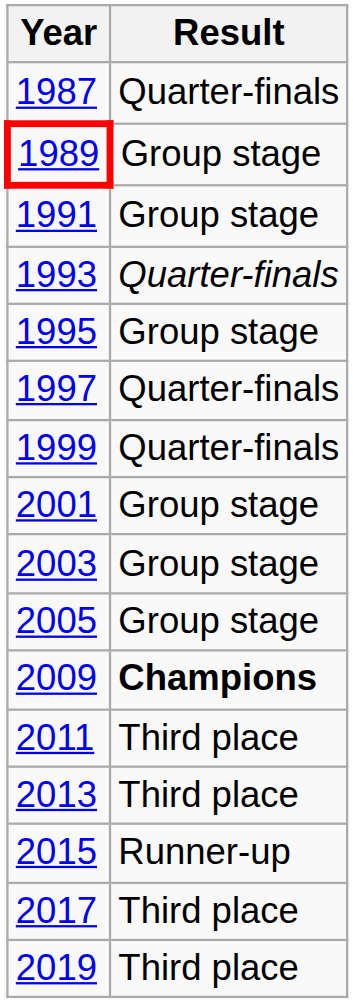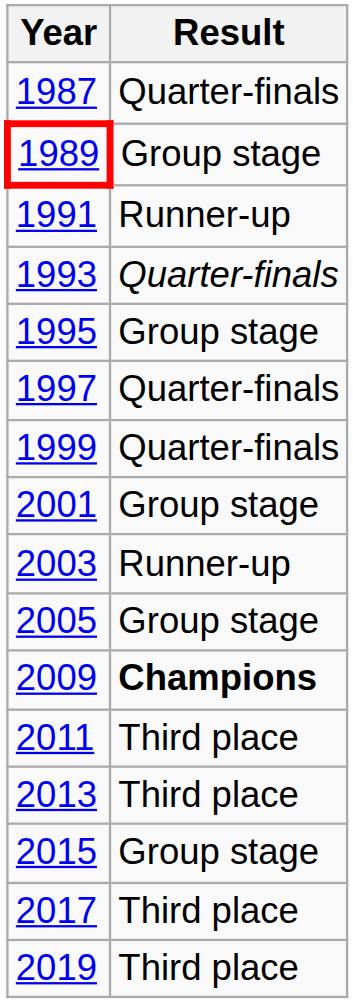(219, 214) Group stage -> (205, 214) Runner-up
(219, 563) Group stage -> (205, 563) Runner-up
(205, 852) Runner-up -> (219, 852) Group stage
